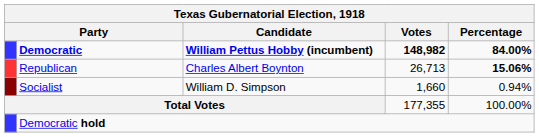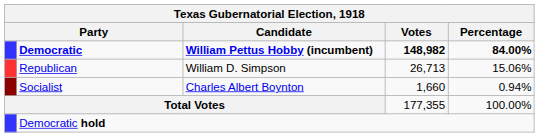(245, 69) Charles Albert Boynton -> (236, 69) William D. Simpson
(512, 69) bold -> (512, 69) normal
(236, 87) William D. Simpson -> (245, 87) Charles Albert Boynton
